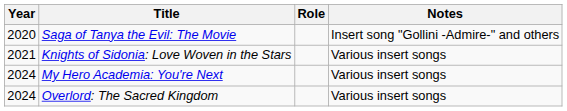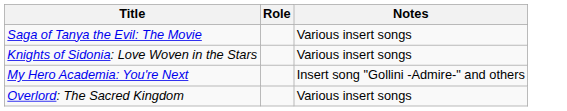- column: (22, 14)
(445, 34) Insert song "Gollini -Admire-" and others -> (354, 34) Various insert songs
(389, 75) Various insert songs -> (411, 75) Insert song "Gollini -Admire-" and others
